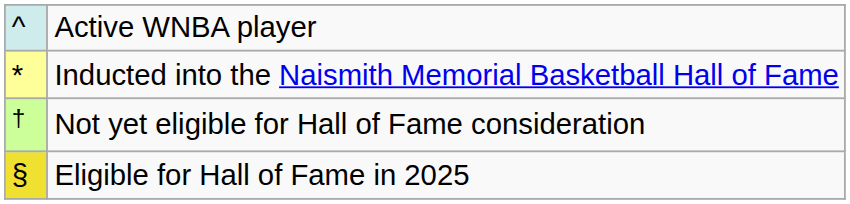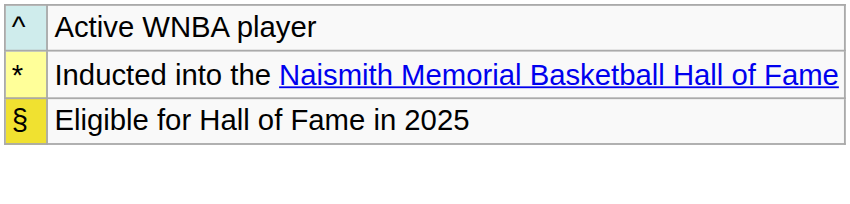- row: (350, 124)
